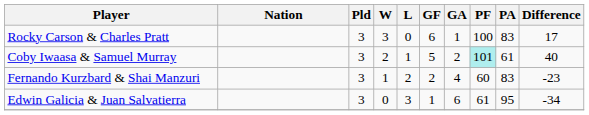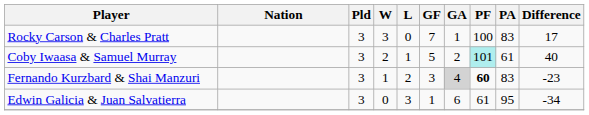(432, 36) 6 -> (432, 36) 7
(432, 78) 2 -> (432, 78) 3
(457, 78) no background -> (457, 78) lightgrey background
(483, 78) normal -> (483, 78) bold
